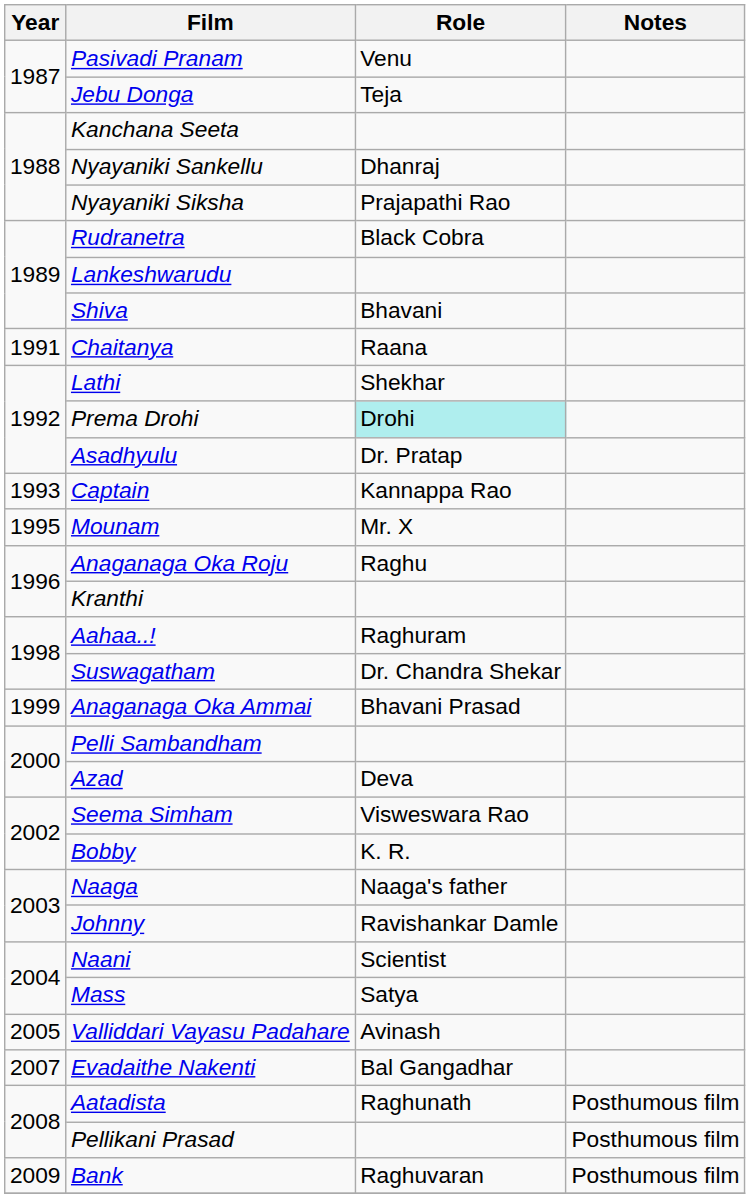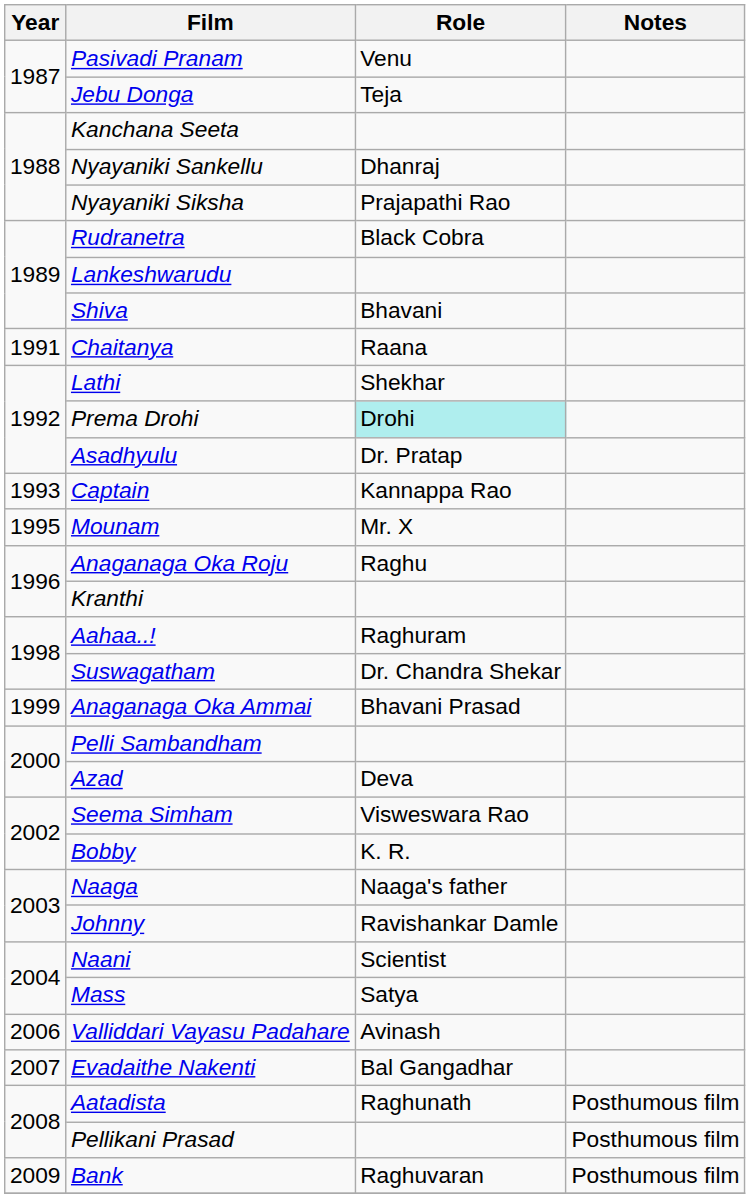(35, 1031) 2005 -> (35, 1031) 2006
